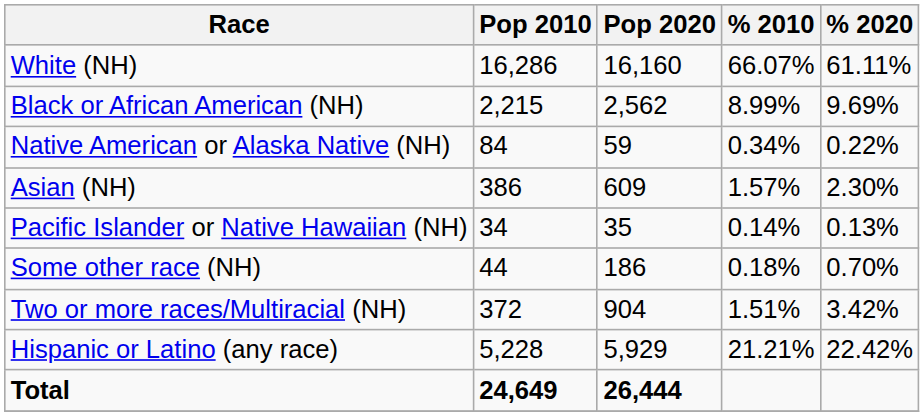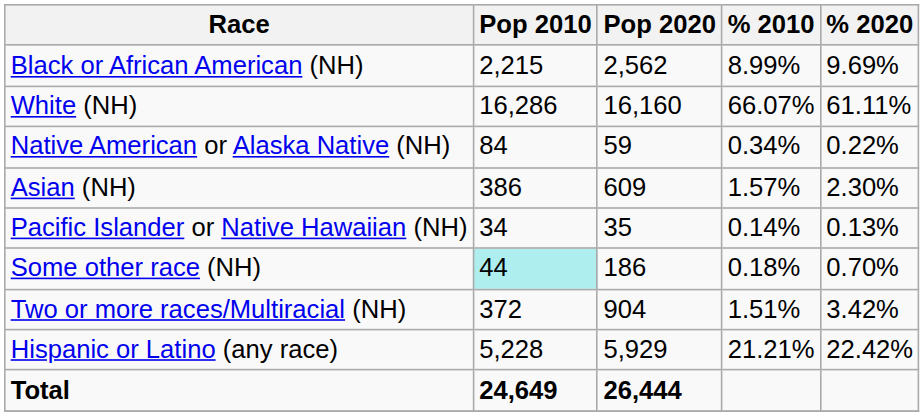rows swapped: (74, 65) <-> (187, 106)
(493, 268) no background -> (493, 268) paleturquoise background
